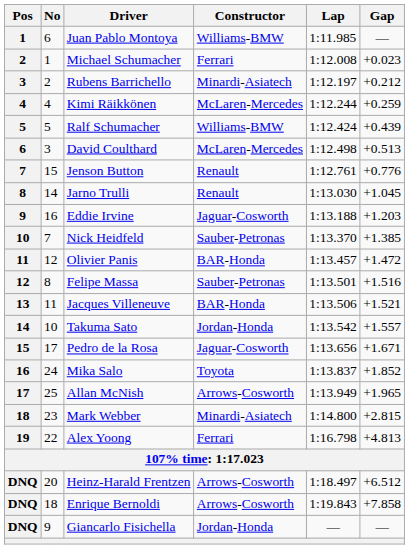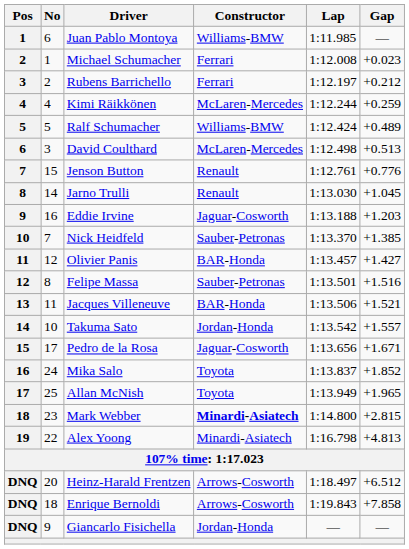(244, 81) Minardi-Asiatech -> (215, 81) Ferrari
(382, 126) +0.439 -> (382, 126) +0.489
(382, 259) +1.472 -> (382, 259) +1.427
(245, 392) Arrows-Cosworth -> (215, 392) Toyota
(244, 415) normal -> (248, 415) bold
(215, 437) Ferrari -> (244, 437) Minardi-Asiatech
